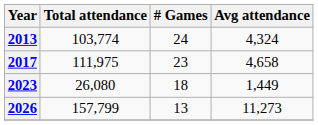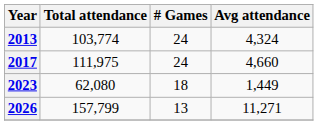(181, 62) 23 -> (181, 62) 24
(262, 62) 4,658 -> (262, 62) 4,660
(95, 85) 26,080 -> (95, 85) 62,080
(262, 108) 11,273 -> (262, 108) 11,271
